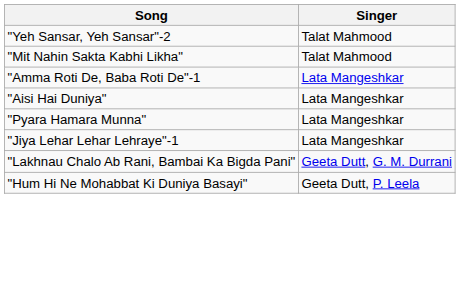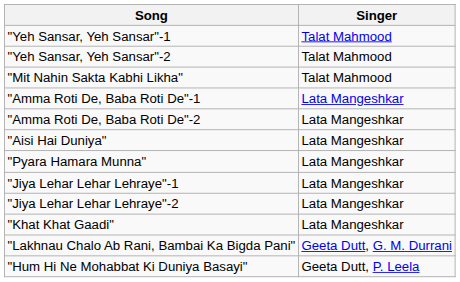+ row: (89, 36)
+ row: (104, 120)
+ row: (93, 203)
+ row: (61, 224)
